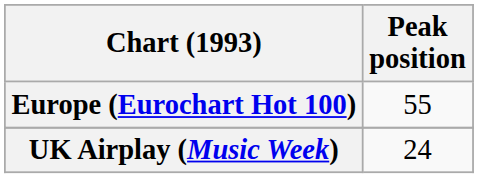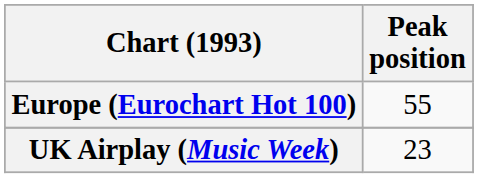(418, 149) 24 -> (418, 149) 23
